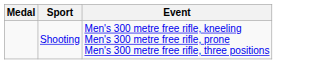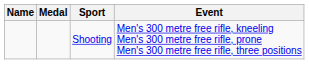+ column: (20, 13)
